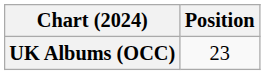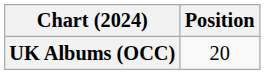(220, 52) 23 -> (220, 52) 20
